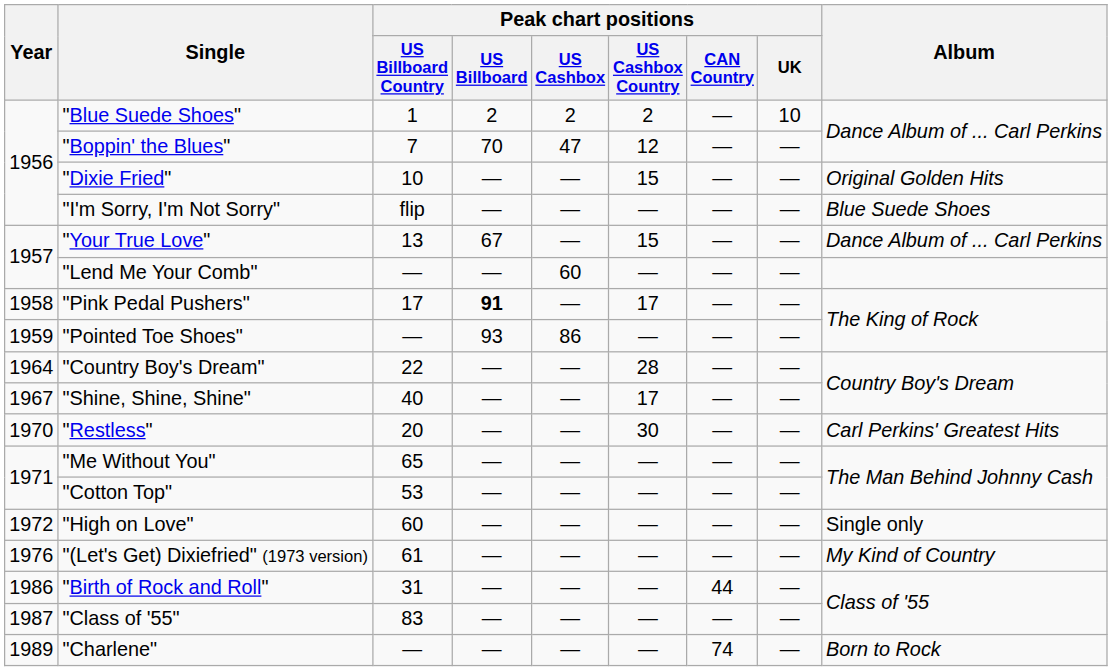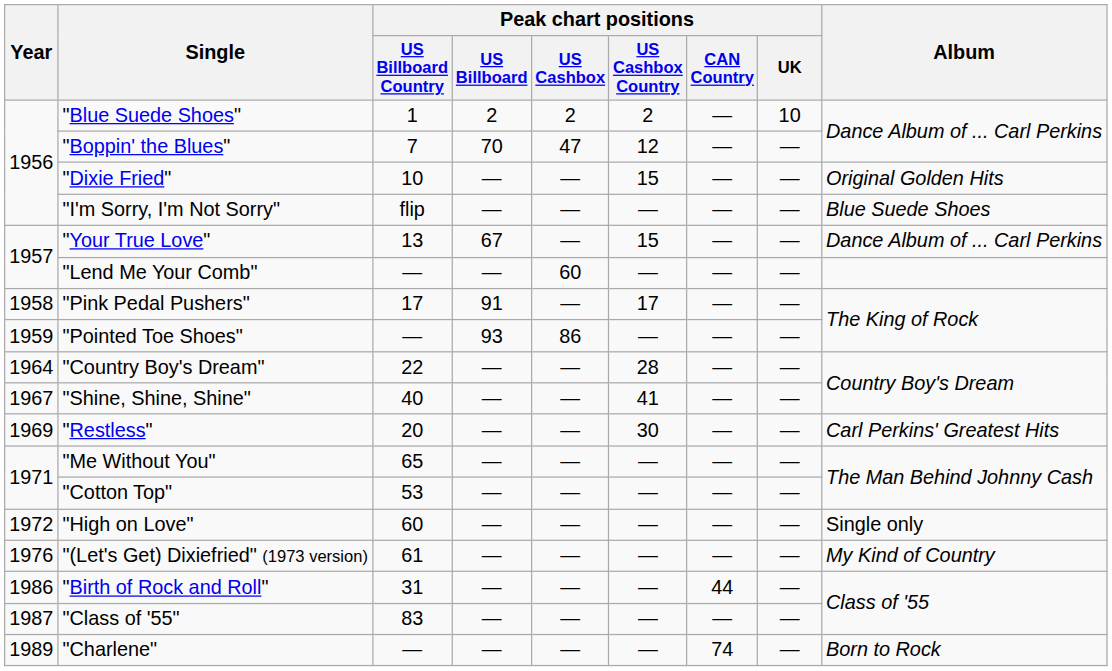(492, 304) bold -> (492, 304) normal
(648, 398) 17 -> (648, 398) 41
(31, 429) 1970 -> (31, 429) 1969
